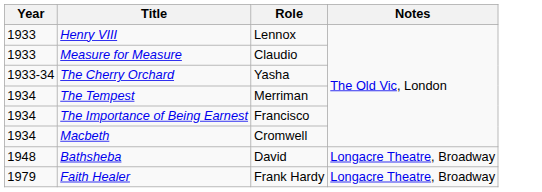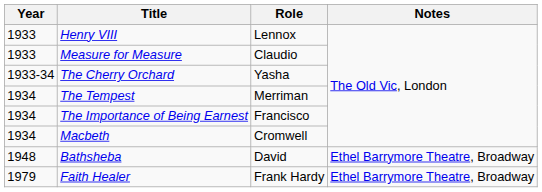(413, 156) Longacre Theatre, Broadway -> (432, 156) Ethel Barrymore Theatre, Broadway
(413, 177) Longacre Theatre, Broadway -> (432, 177) Ethel Barrymore Theatre, Broadway
